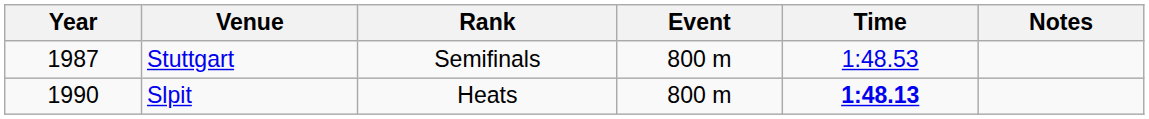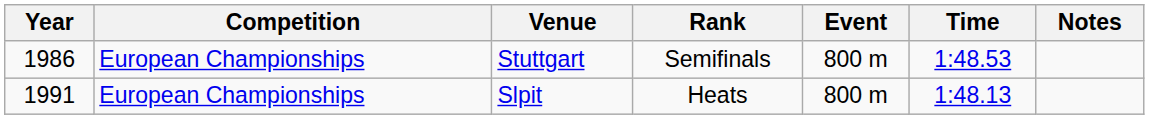+ column: (293, 22)
(73, 59) 1987 -> (49, 59) 1986
(73, 95) 1990 -> (49, 95) 1991
(880, 95) bold -> (973, 95) normal
